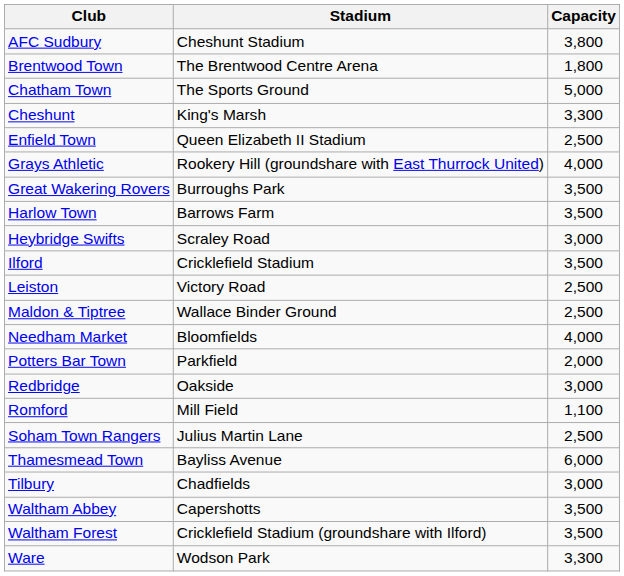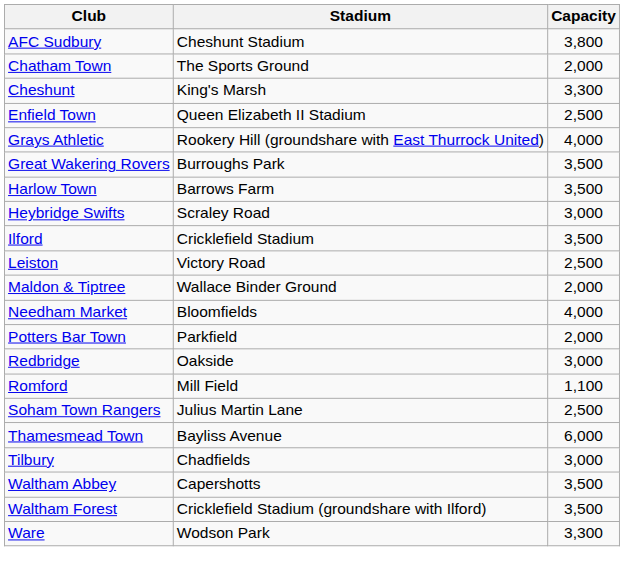- row: (65, 66)
(583, 90) 5,000 -> (583, 66) 2,000
(583, 312) 2,500 -> (583, 287) 2,000
